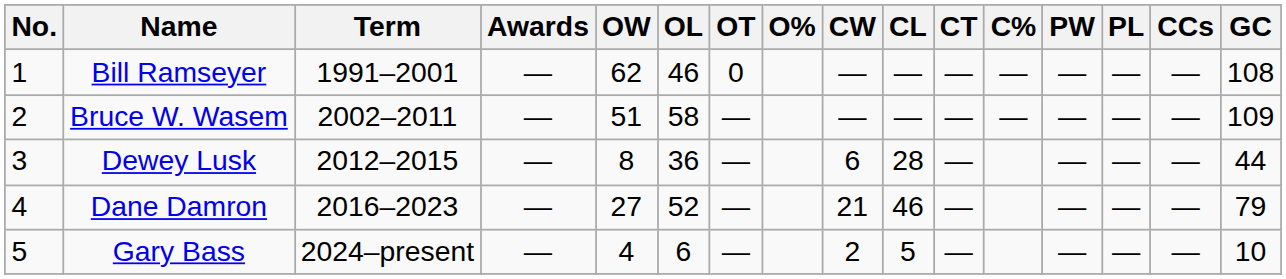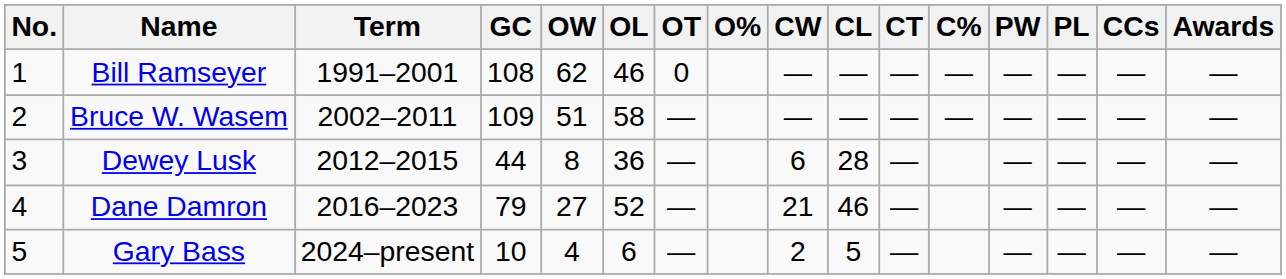columns swapped: (1251, 26) <-> (538, 26)
